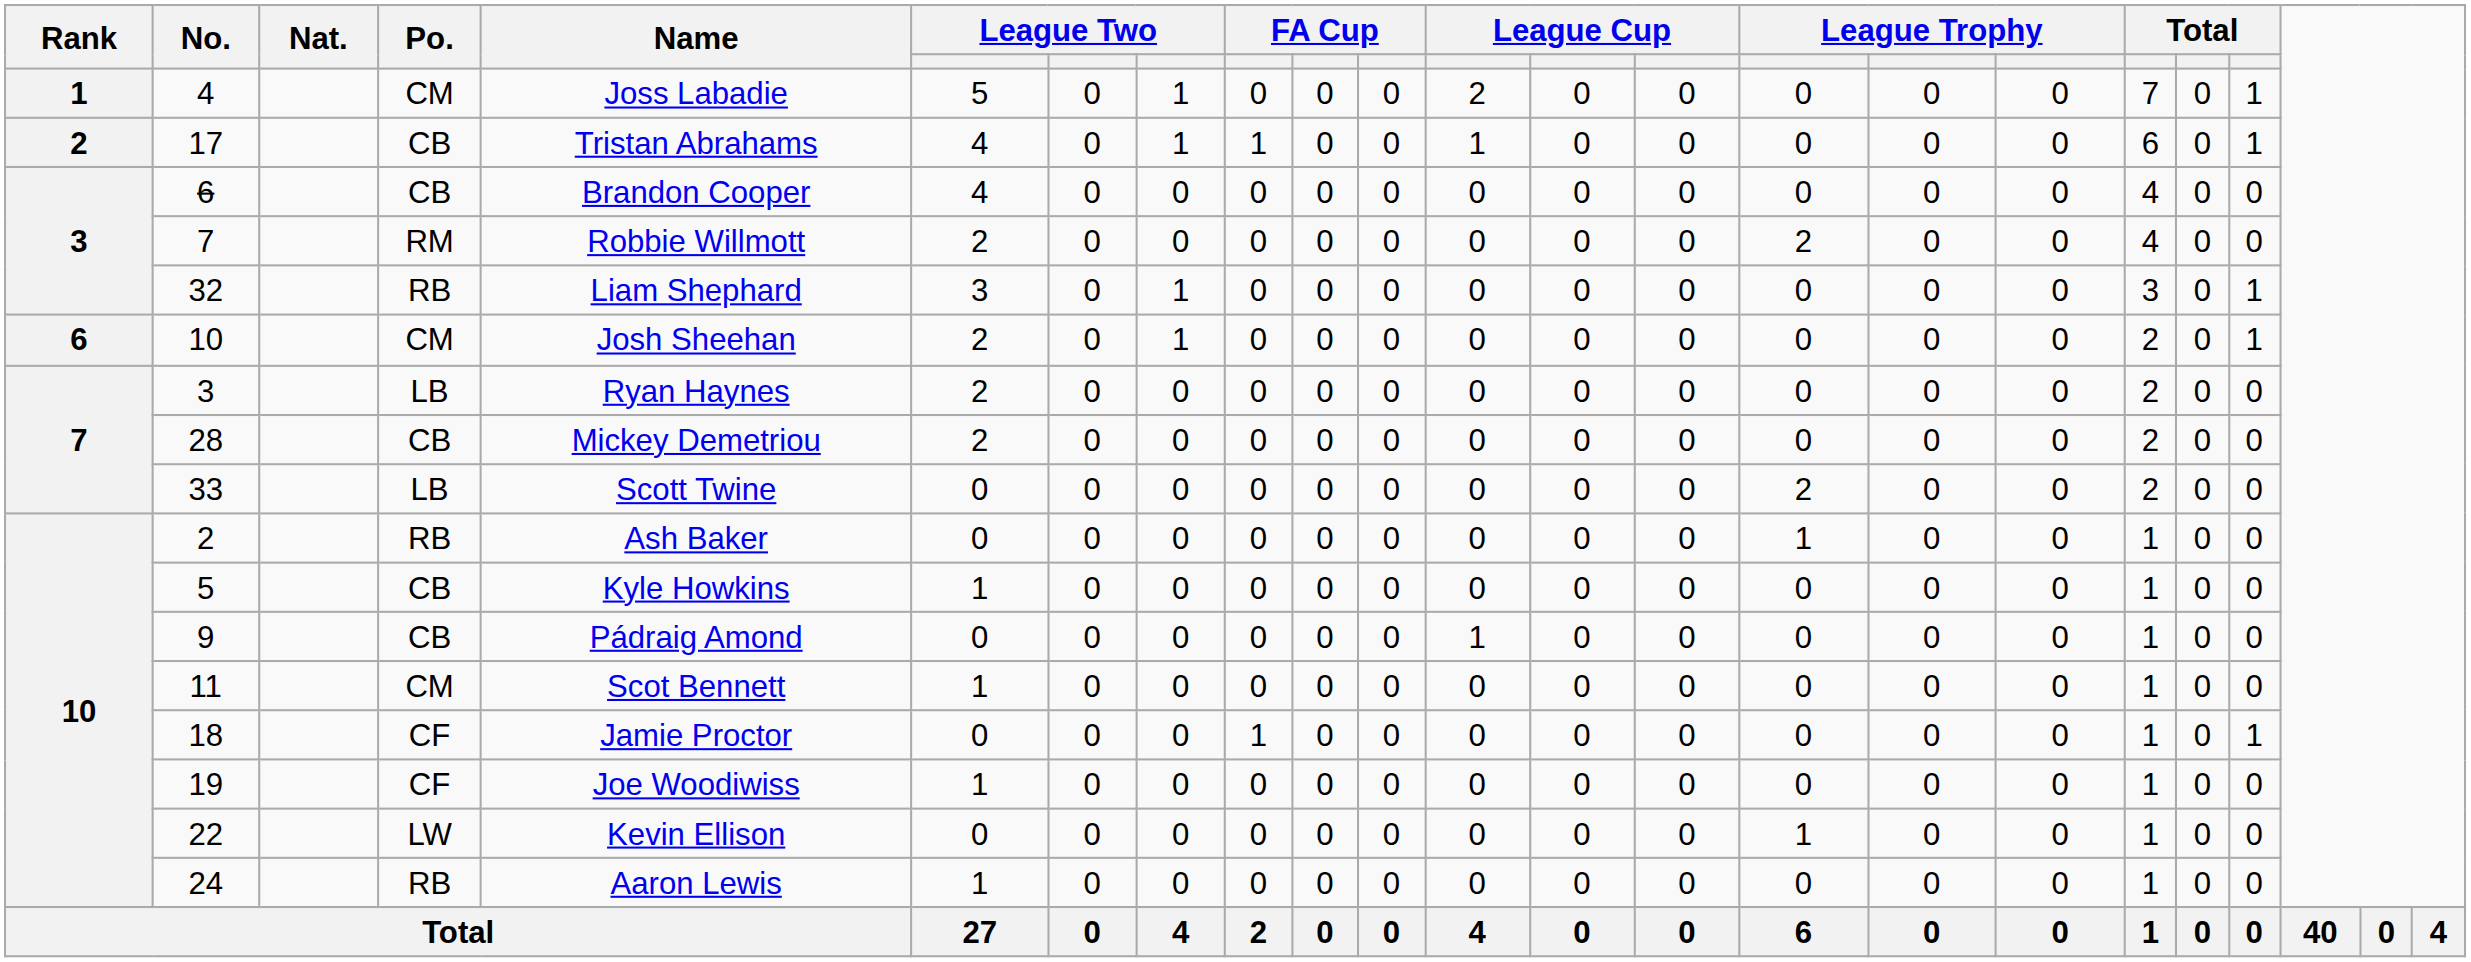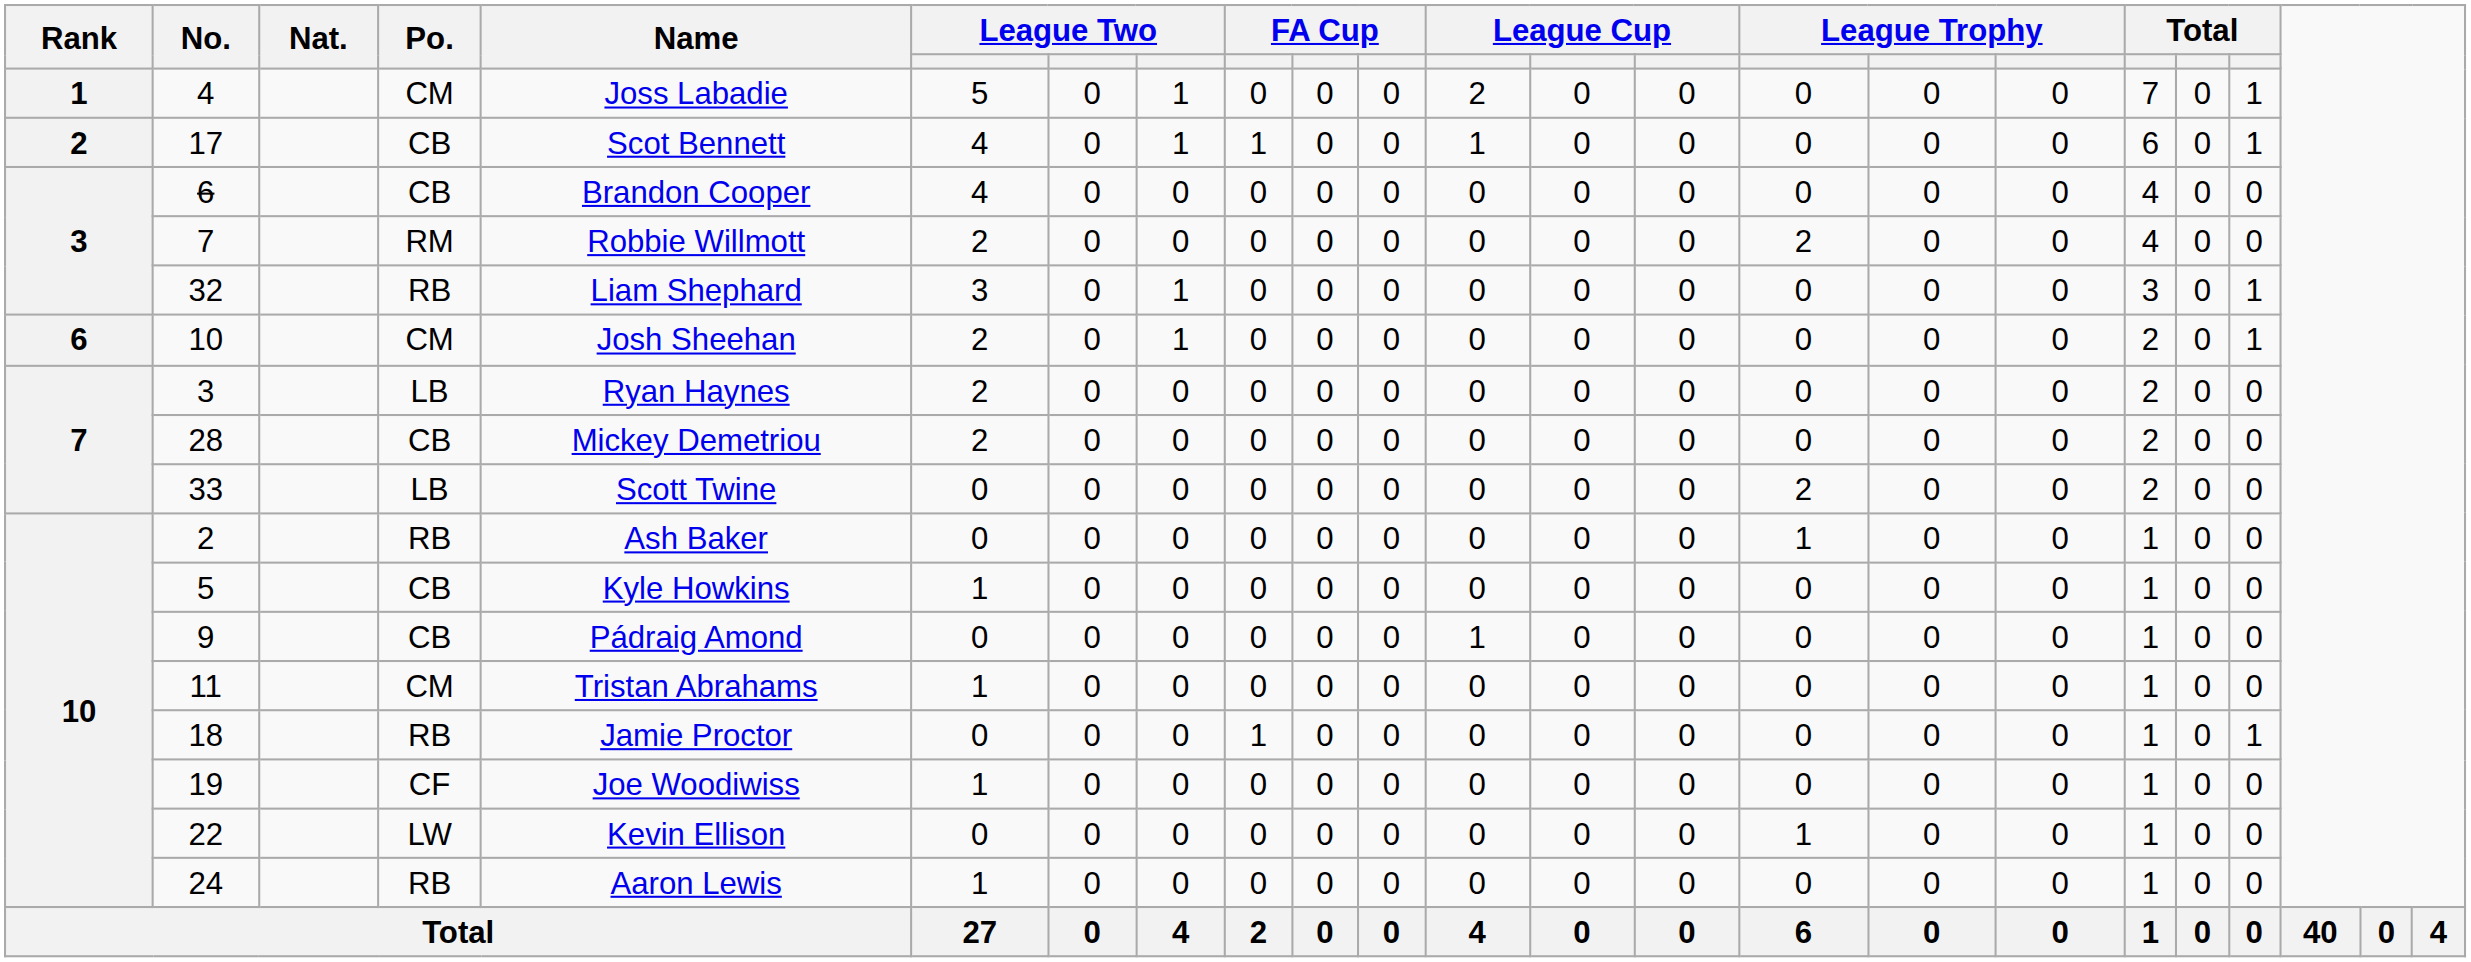(696, 143) Tristan Abrahams -> (696, 143) Scot Bennett
(696, 686) Scot Bennett -> (696, 686) Tristan Abrahams
(430, 735) CF -> (430, 735) RB
